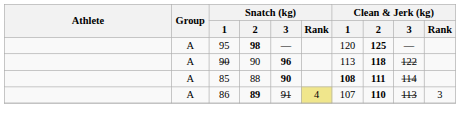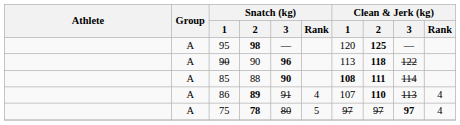(317, 95) khaki background -> (317, 95) no background
(440, 95) 3 -> (440, 95) 4
+ row: (224, 111)
